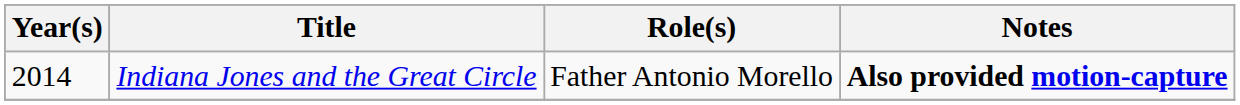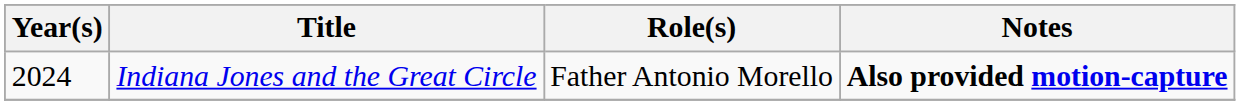(42, 75) 2014 -> (42, 75) 2024
